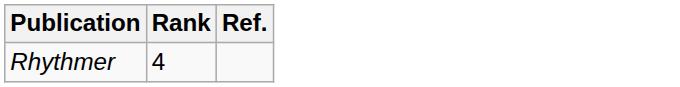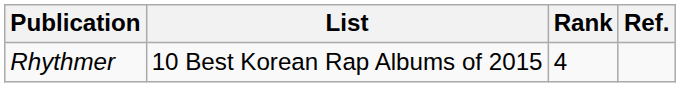+ column: (347, 23)
